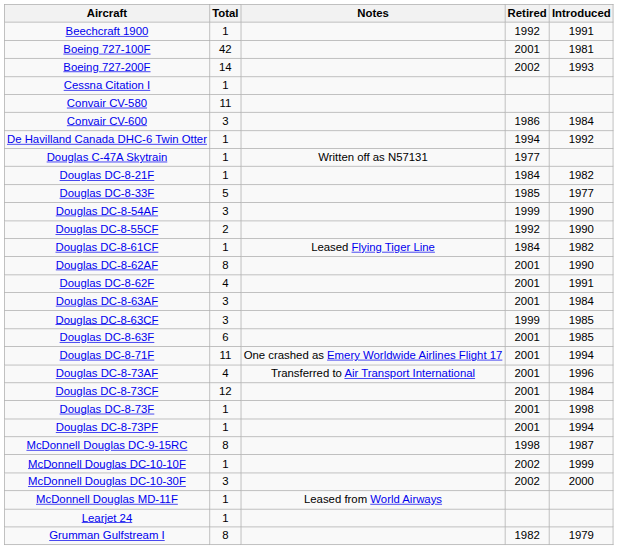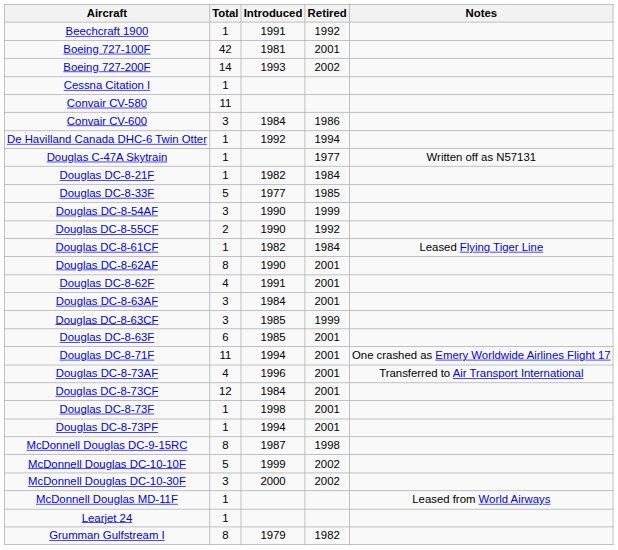columns swapped: (581, 13) <-> (373, 13)
(225, 463) 1 -> (225, 463) 5
